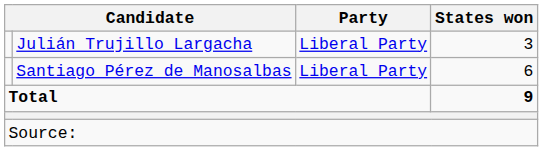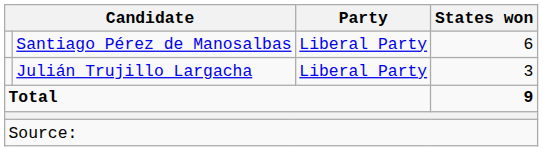rows swapped: (154, 71) <-> (134, 45)
